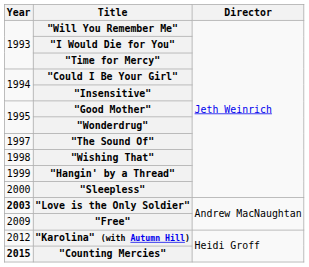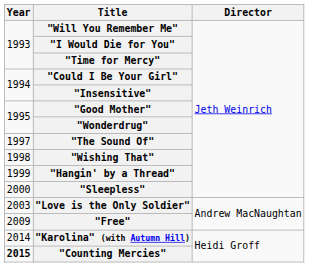(19, 206) bold -> (19, 206) normal
(19, 238) 2012 -> (19, 238) 2014
